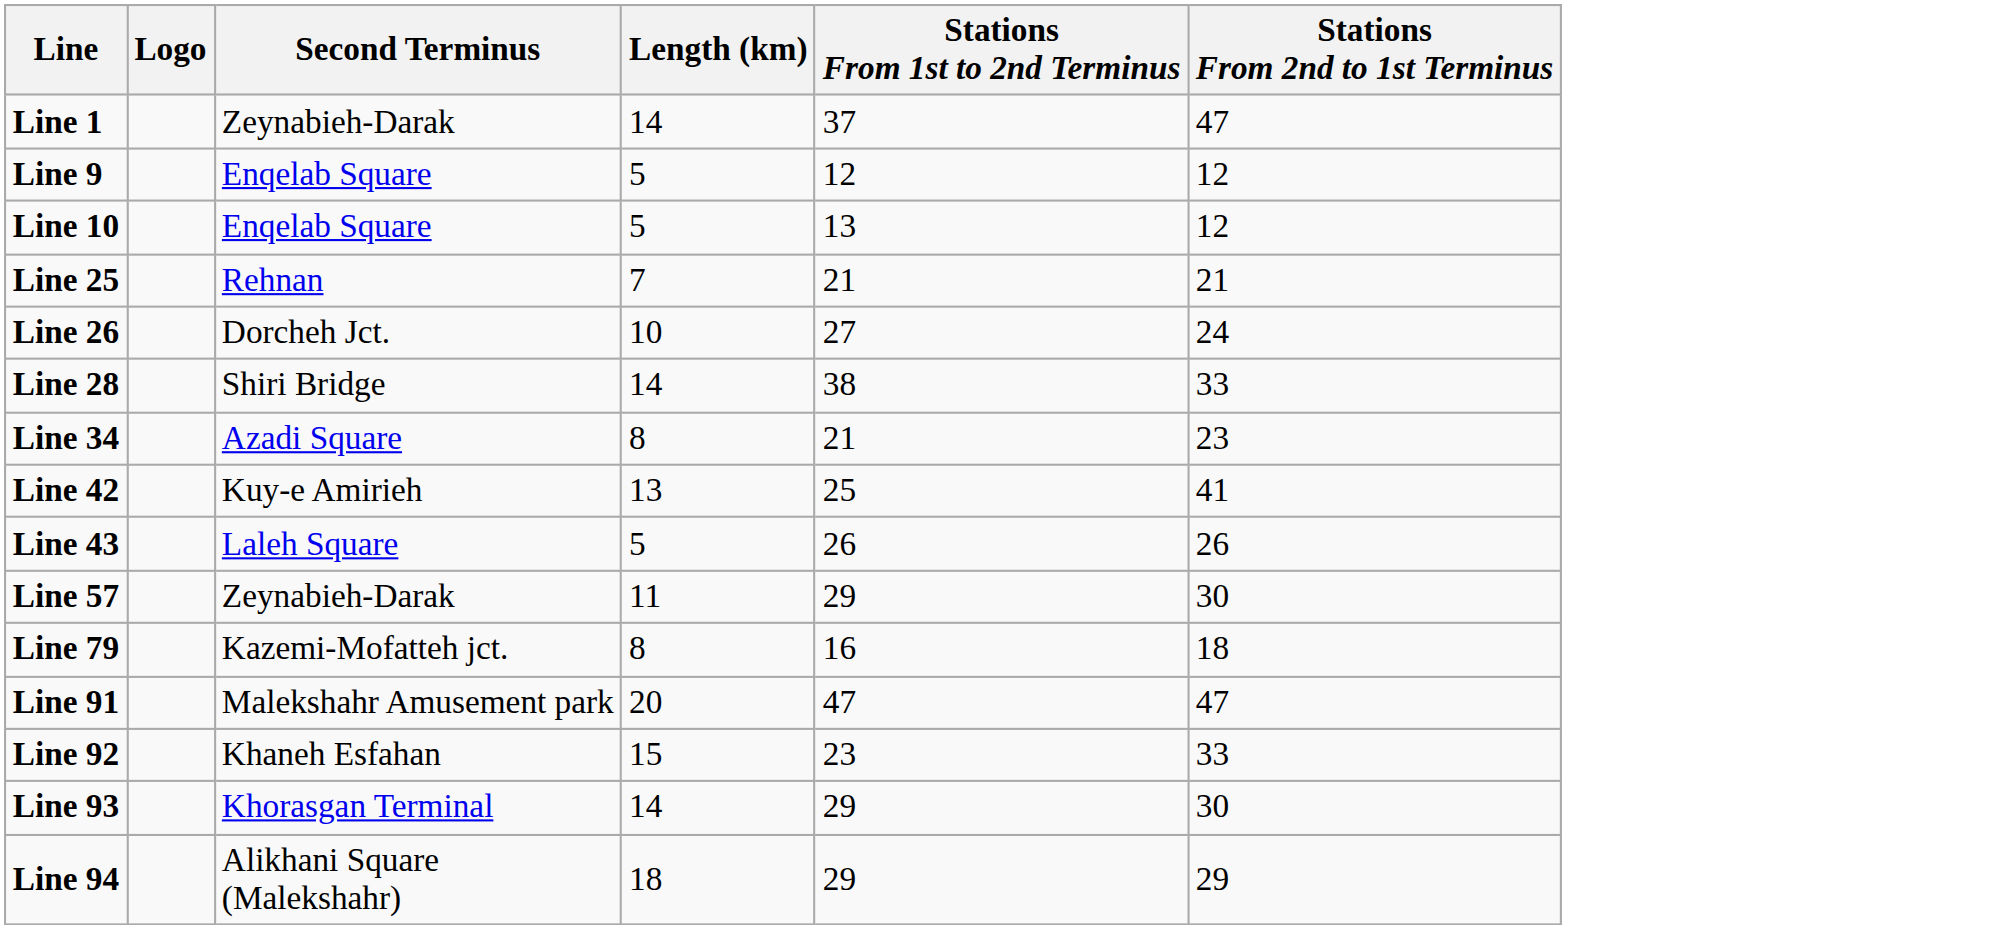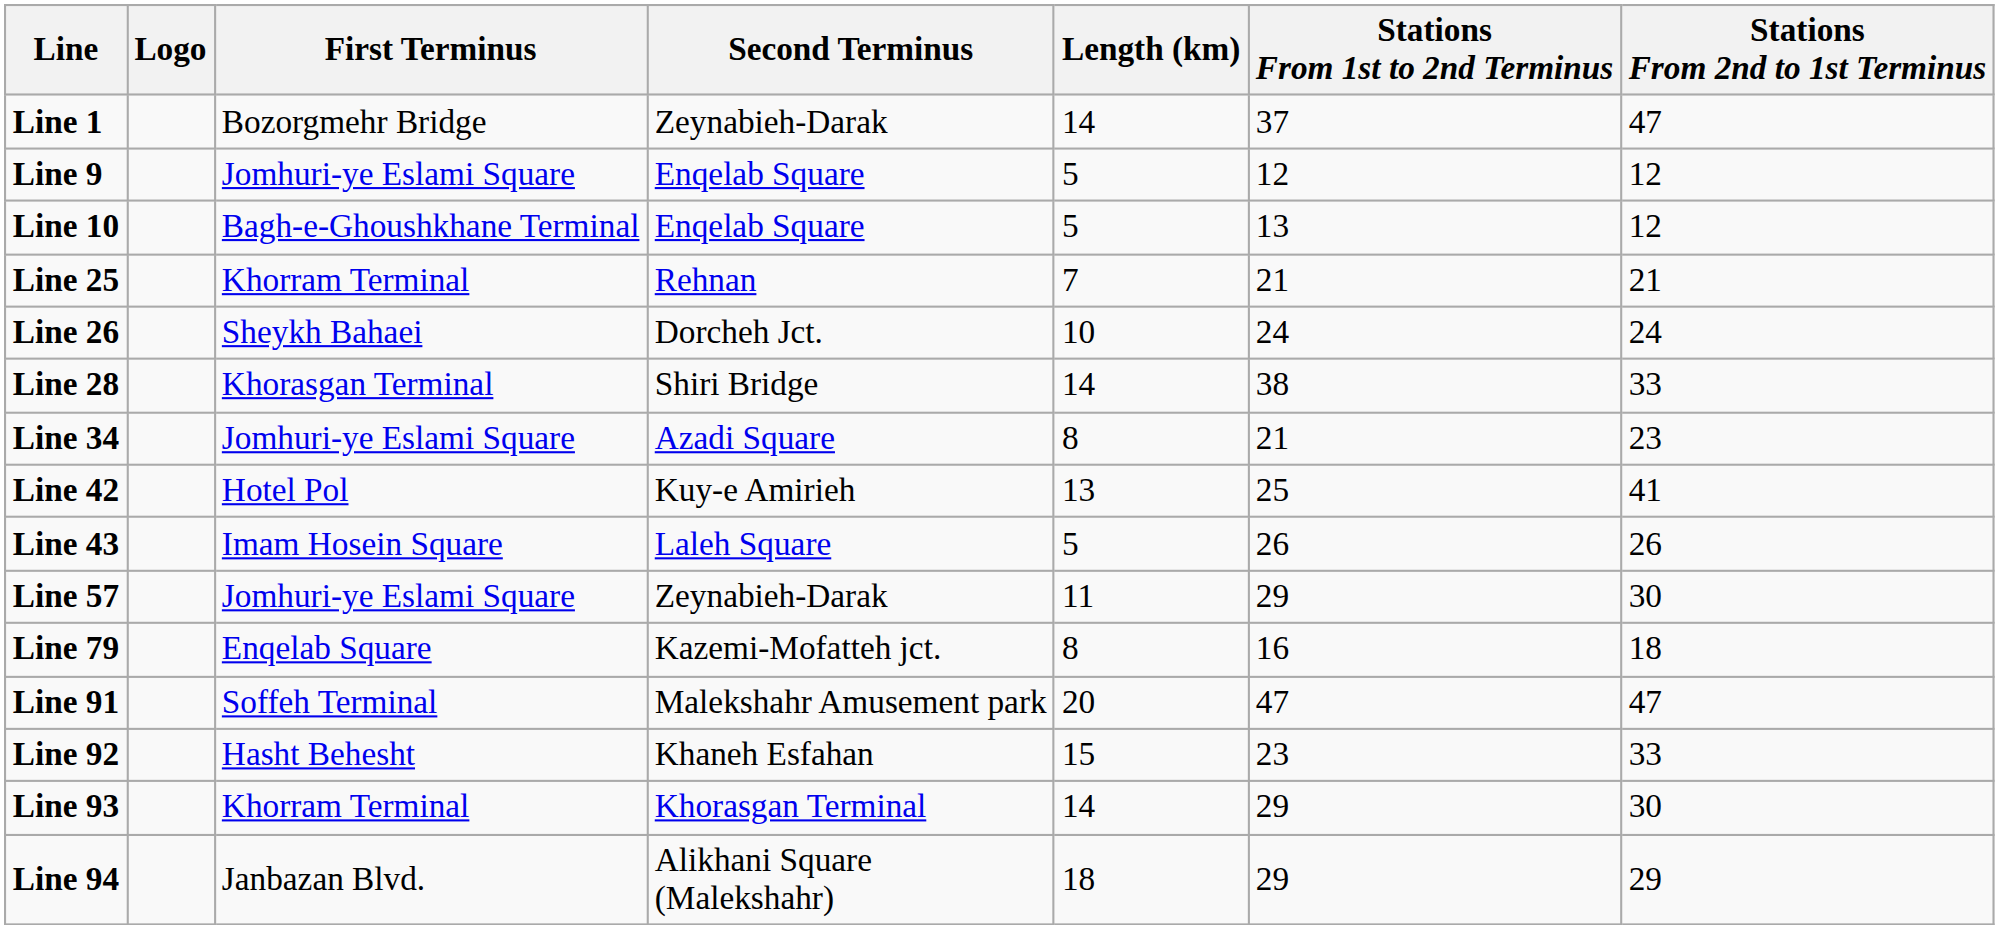+ column: (431, 49)
(839, 332) 27 -> (1272, 332) 24
